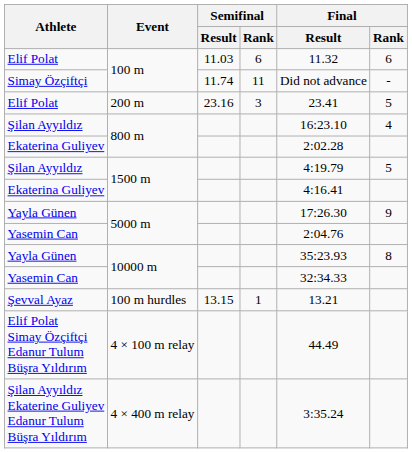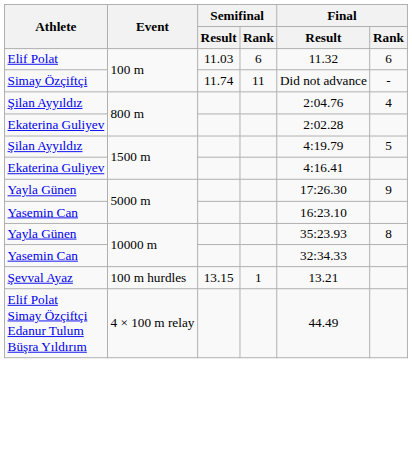- row: (33, 103)
(323, 125) 16:23.10 -> (323, 103) 2:04.76
(323, 234) 2:04.76 -> (323, 212) 16:23.10
- row: (56, 413)
